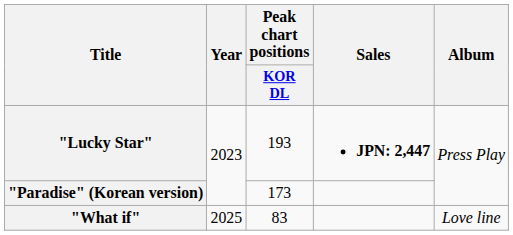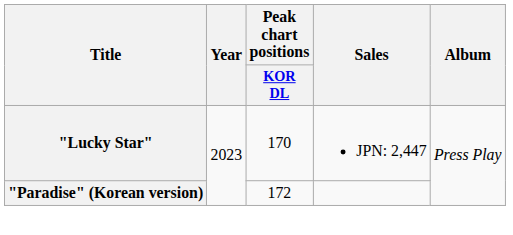(279, 142) 193 -> (279, 142) 170
(373, 152) bold -> (372, 152) normal
(279, 192) 173 -> (279, 192) 172
- row: (106, 217)
